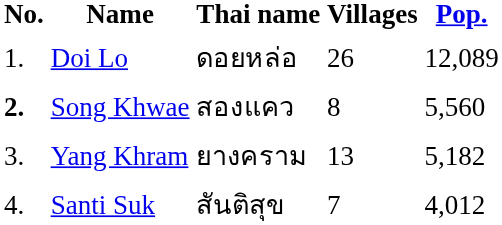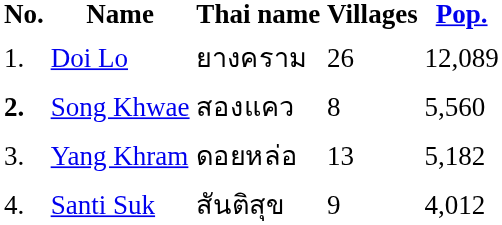(247, 57) ดอยหล่อ -> (252, 57) ยางคราม
(252, 155) ยางคราม -> (247, 155) ดอยหล่อ
(334, 204) 7 -> (334, 204) 9
